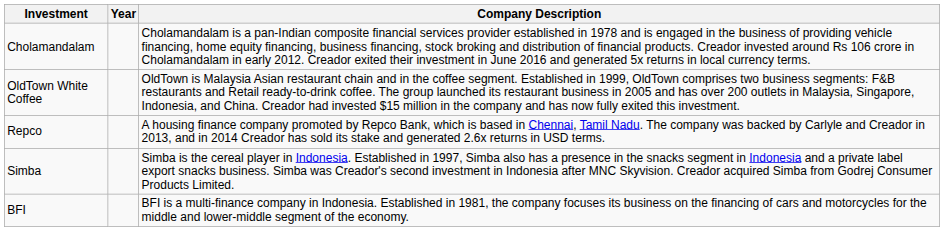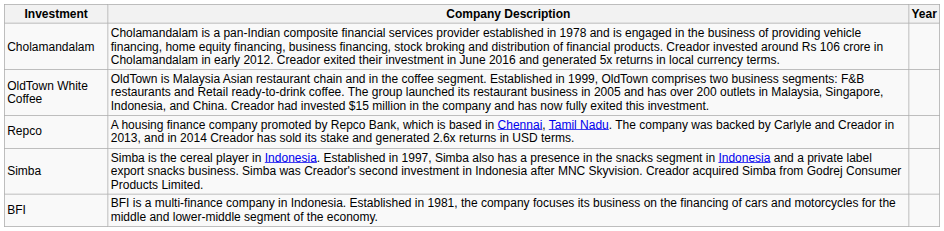columns swapped: (123, 14) <-> (539, 14)
